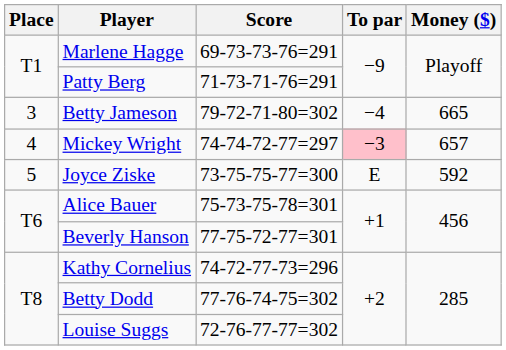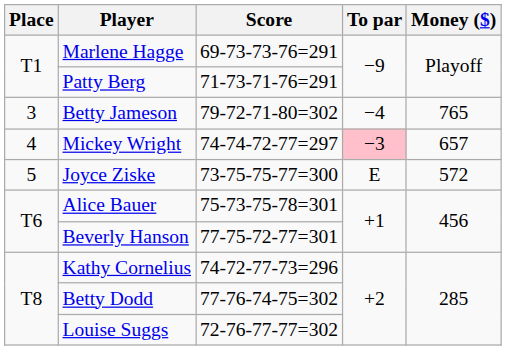(454, 112) 665 -> (454, 112) 765
(454, 174) 592 -> (454, 174) 572
